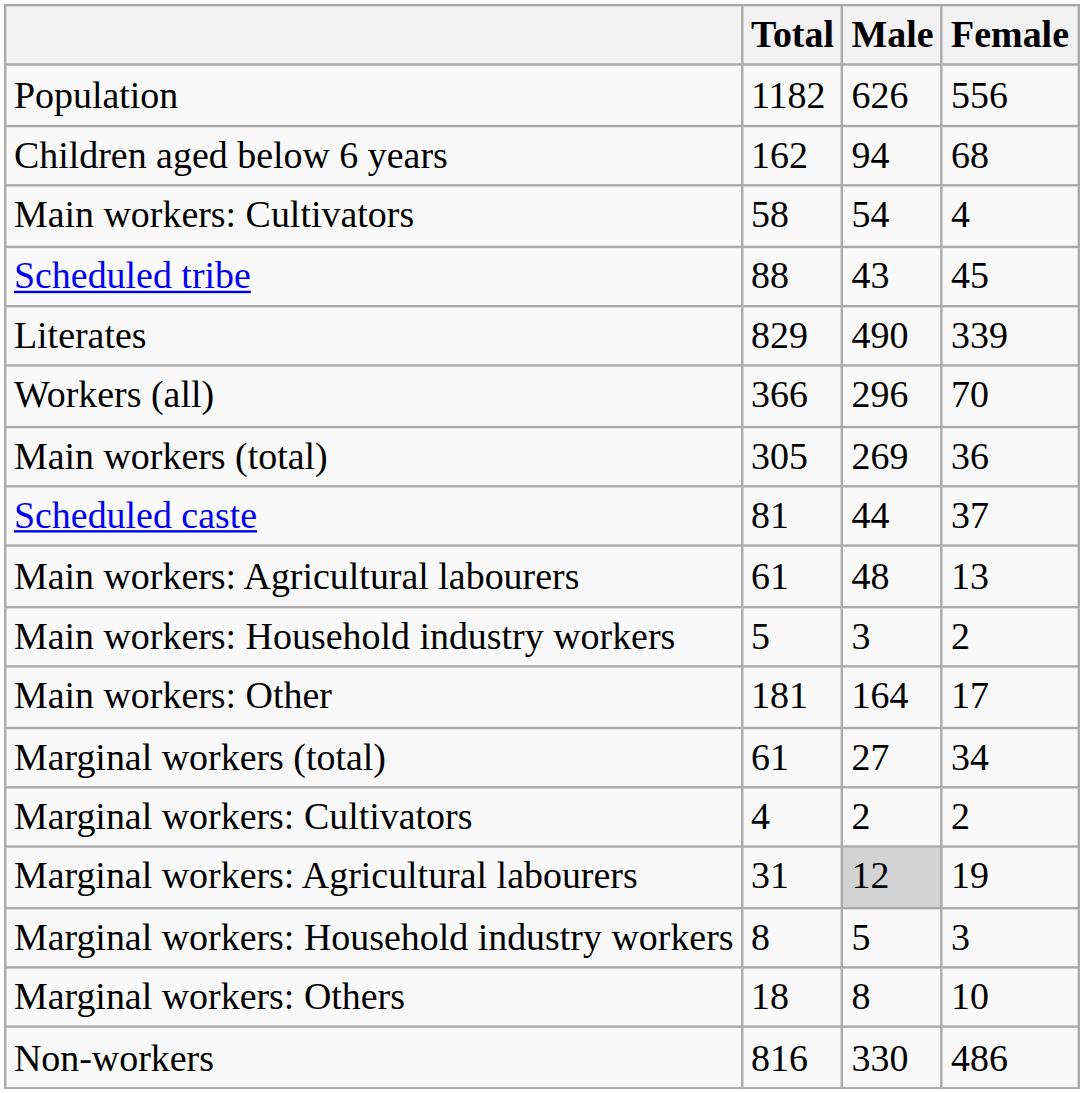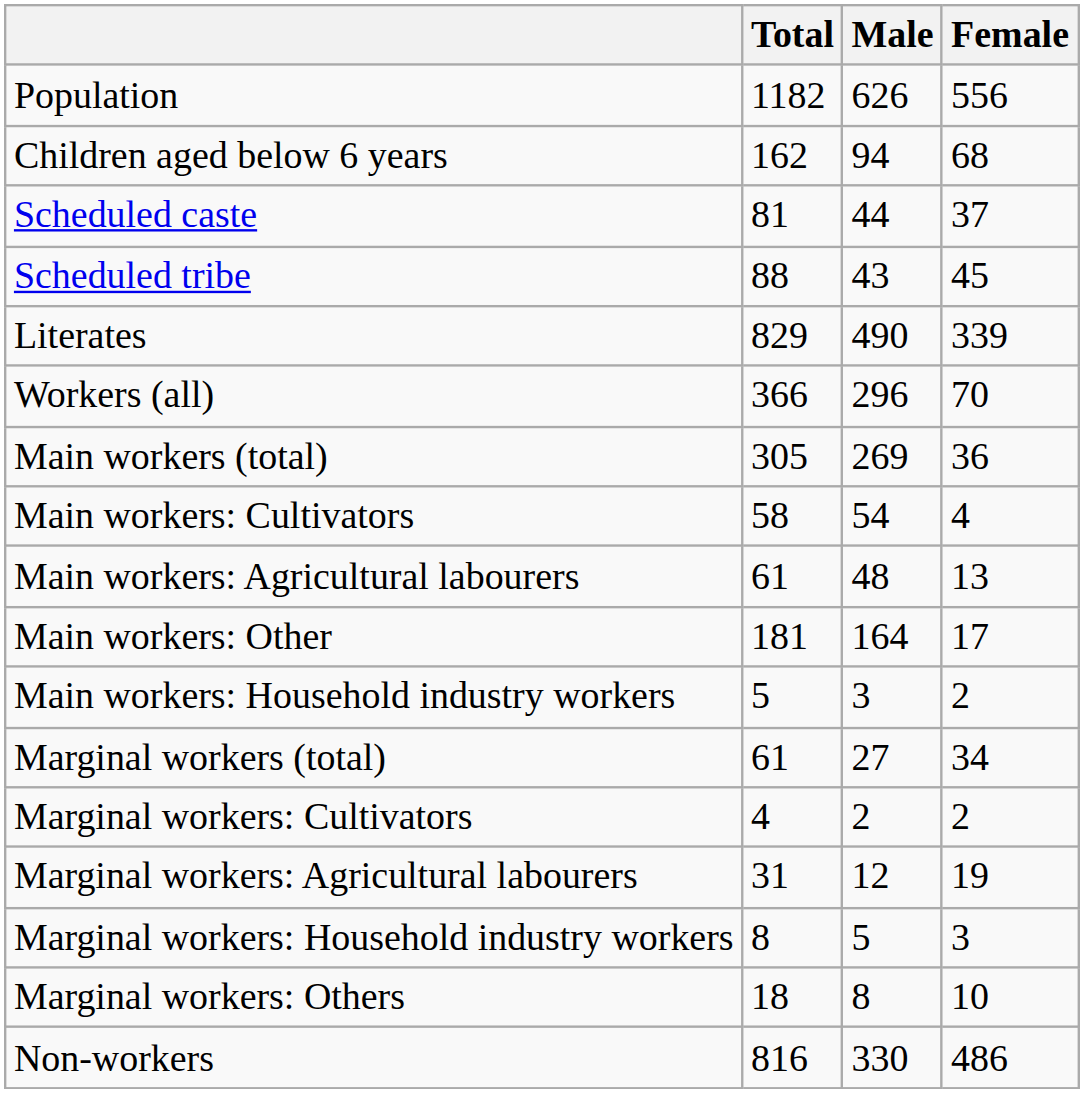rows swapped: (136, 515) <-> (214, 214)
rows swapped: (345, 635) <-> (173, 696)
(870, 876) lightgrey background -> (870, 876) no background
